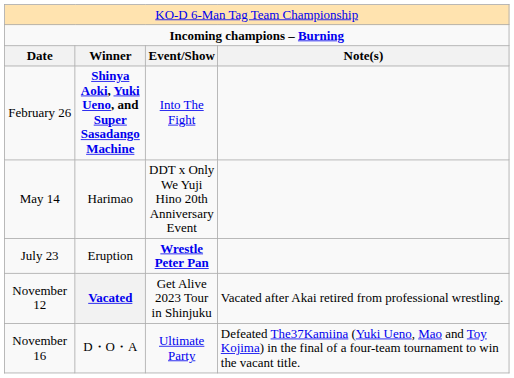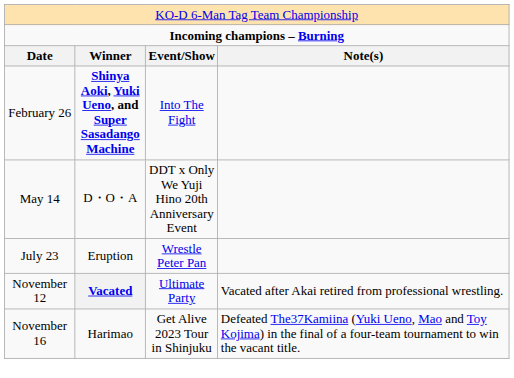(110, 199) Harimao -> (110, 198) D・O・A
(182, 256) bold -> (182, 256) normal
(182, 298) Get Alive 2023 Tour in Shinjuku -> (182, 291) Ultimate Party
(110, 347) D・O・A -> (110, 333) Harimao
(182, 348) Ultimate Party -> (182, 333) Get Alive 2023 Tour in Shinjuku
